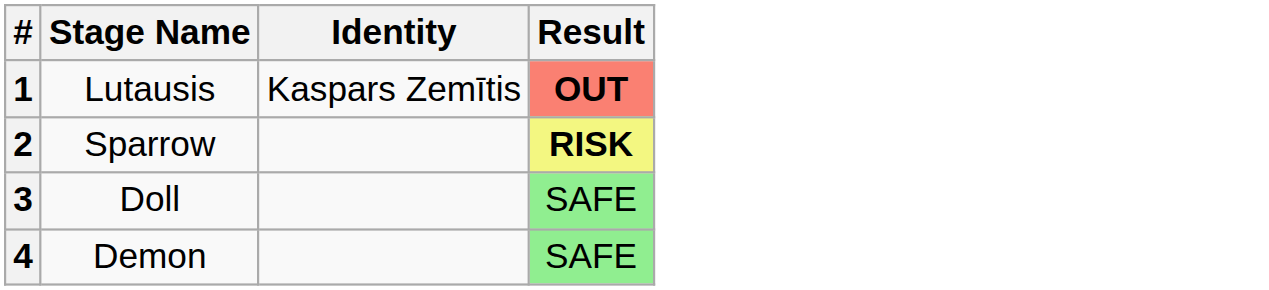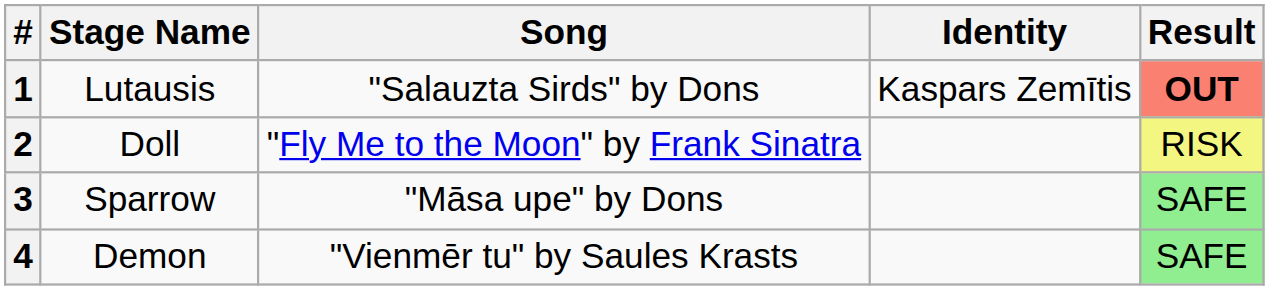+ column: (564, 32)
(150, 144) Sparrow -> (150, 144) Doll
(591, 144) bold -> (1202, 144) normal
(150, 199) Doll -> (150, 199) Sparrow
